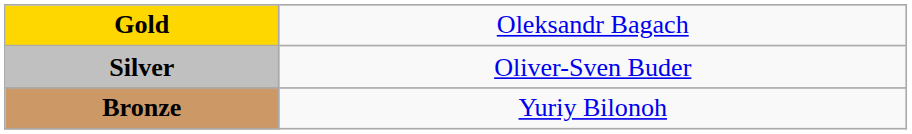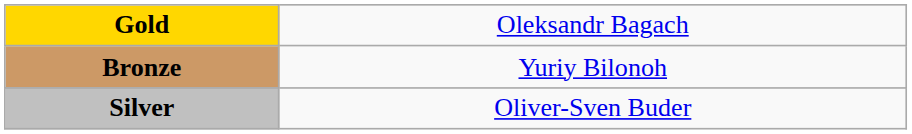rows swapped: (142, 66) <-> (142, 107)
